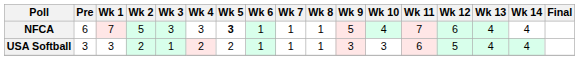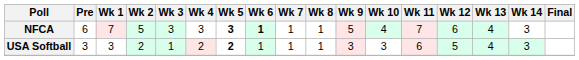(261, 30) normal -> (261, 30) bold
(527, 30) 4 -> (527, 30) 3
(231, 47) normal -> (231, 47) bold
(527, 47) 4 -> (527, 47) 3
